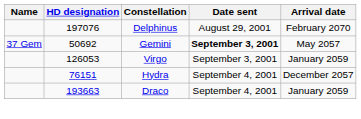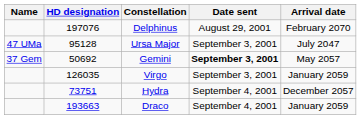+ row: (155, 43)
(83, 59) 126053 -> (83, 75) 126035
(83, 75) 76151 -> (83, 91) 73751
